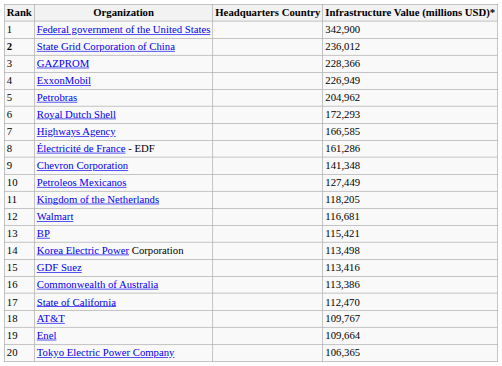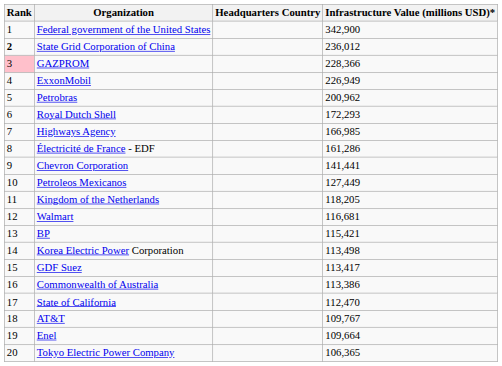(9, 64) no background -> (9, 64) pink background
(343, 98) 204,962 -> (343, 98) 200,962
(343, 132) 166,585 -> (343, 132) 166,985
(343, 166) 141,348 -> (343, 166) 141,441
(343, 268) 113,416 -> (343, 268) 113,417
